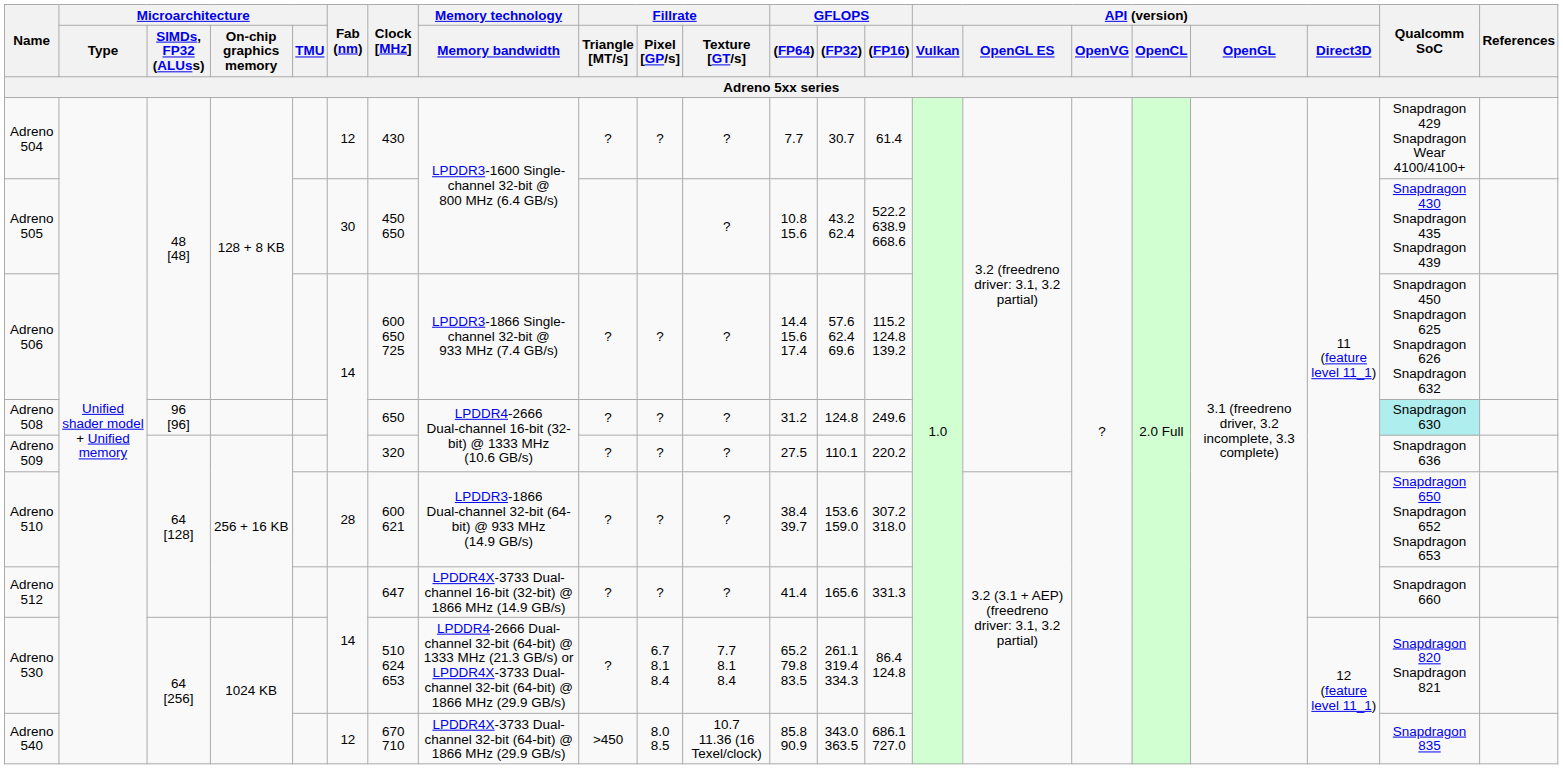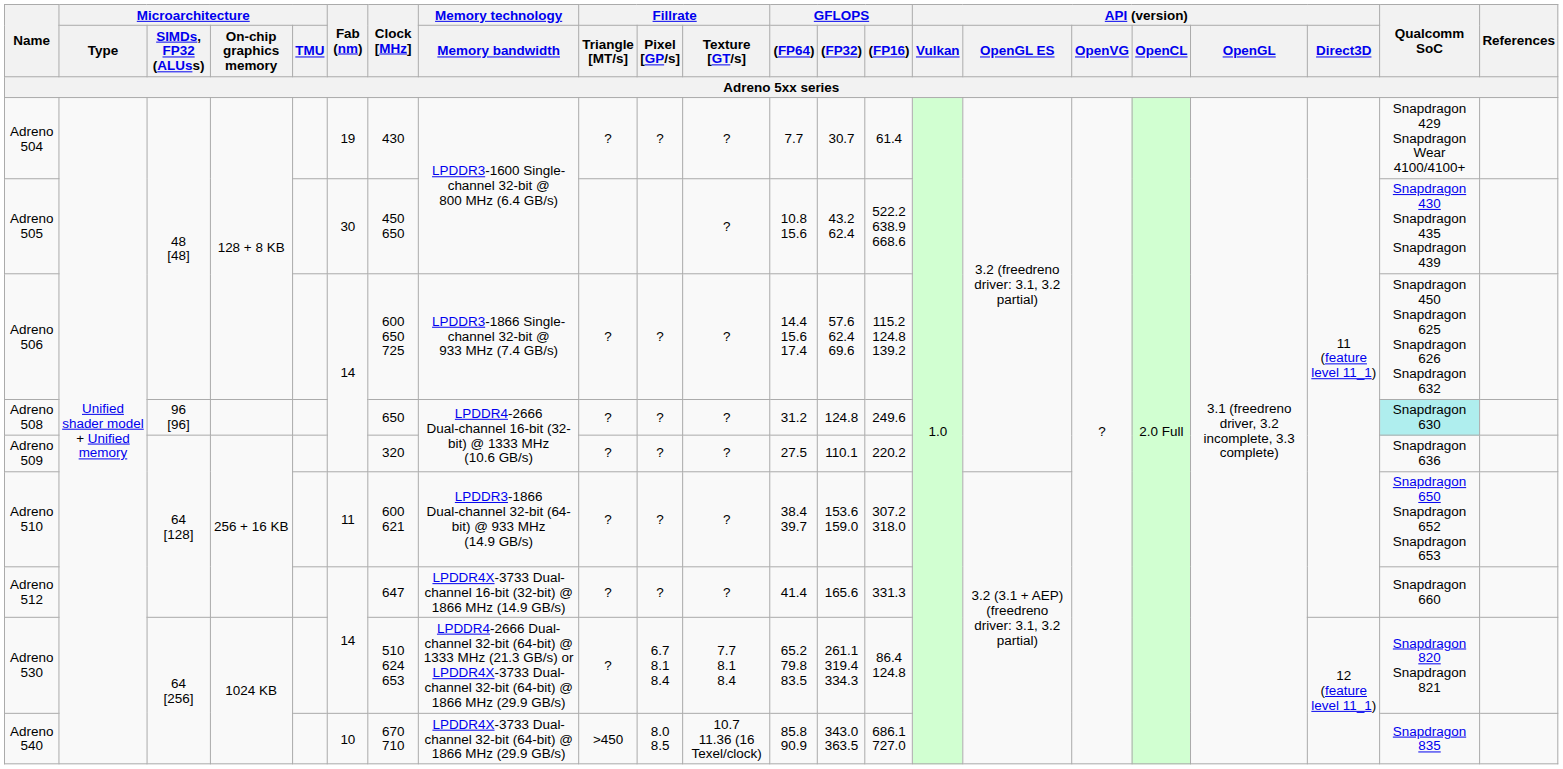(348, 138) 12 -> (348, 138) 19
(348, 519) 28 -> (348, 519) 11
(348, 738) 12 -> (348, 738) 10
